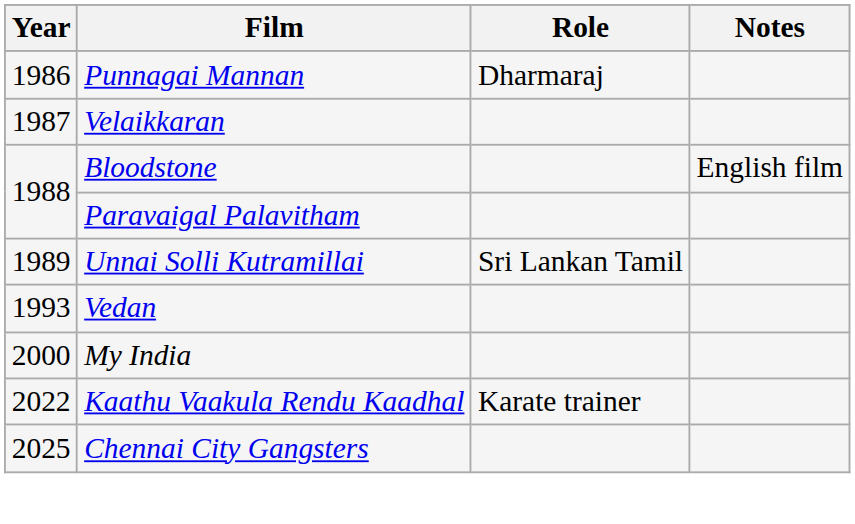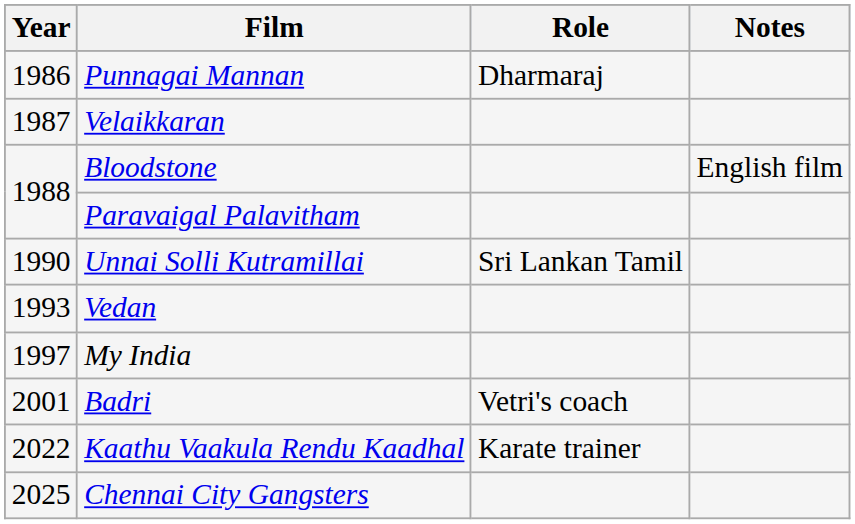(41, 261) 1989 -> (41, 261) 1990
(41, 354) 2000 -> (41, 354) 1997
+ row: (118, 401)
